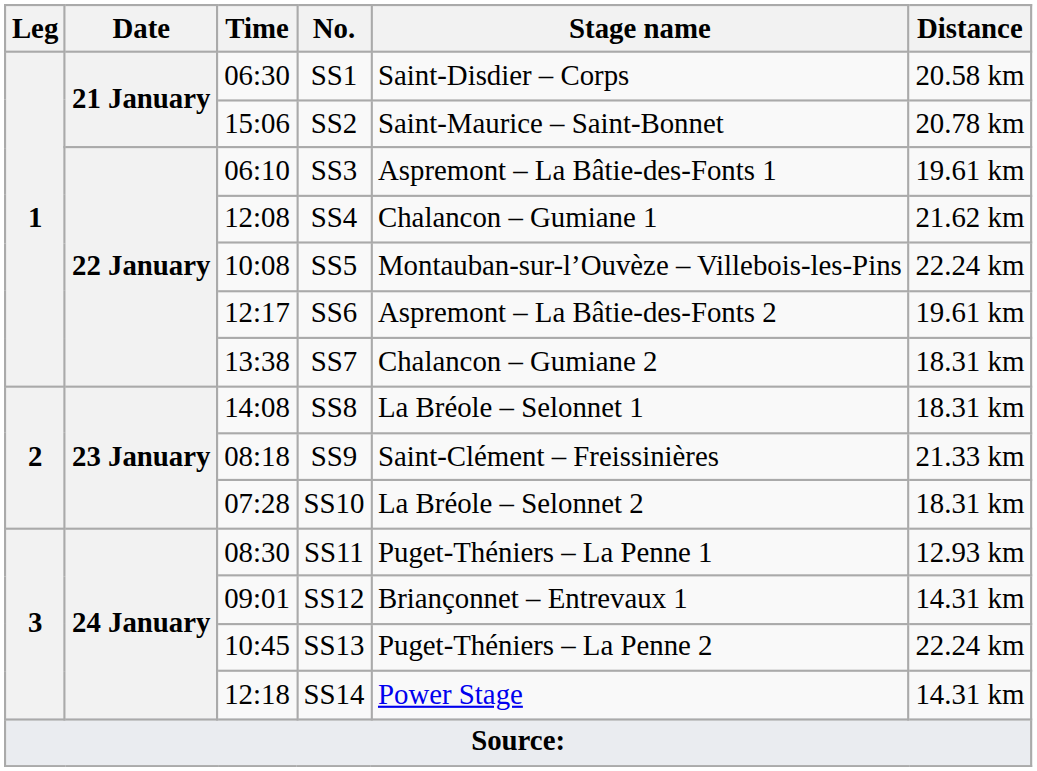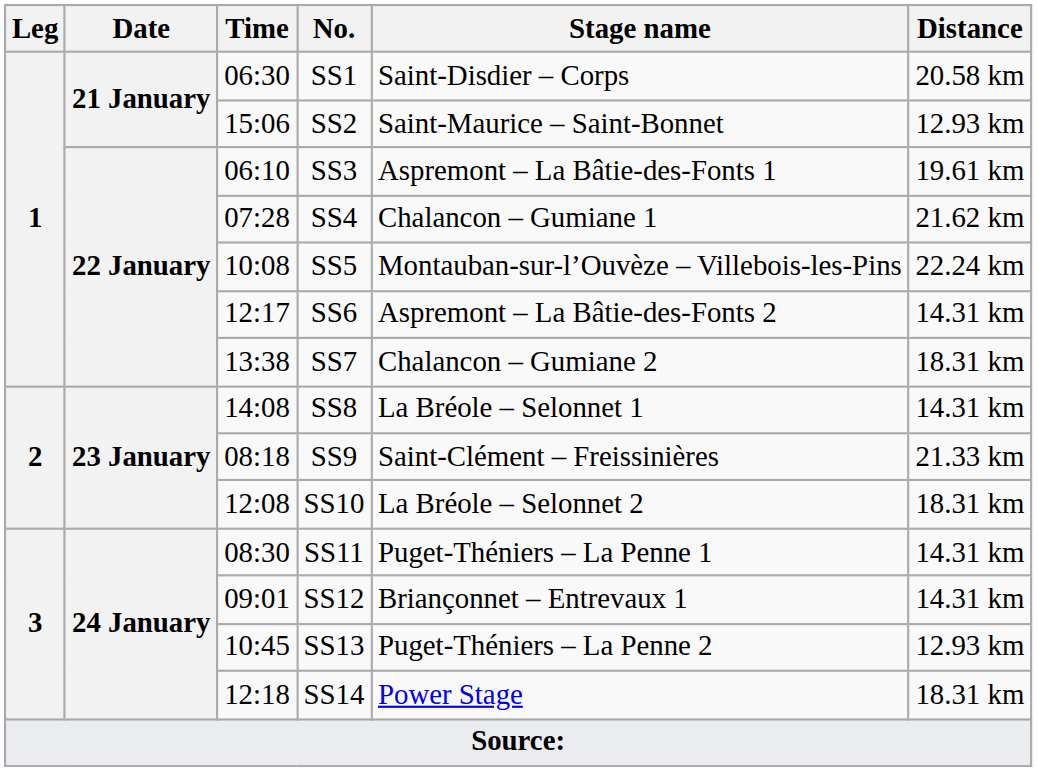(970, 123) 20.78 km -> (970, 123) 12.93 km
(257, 218) 12:08 -> (257, 218) 07:28
(970, 313) 19.61 km -> (970, 313) 14.31 km
(970, 408) 18.31 km -> (970, 408) 14.31 km
(257, 503) 07:28 -> (257, 503) 12:08
(970, 551) 12.93 km -> (970, 551) 14.31 km
(970, 646) 22.24 km -> (970, 646) 12.93 km
(970, 693) 14.31 km -> (970, 693) 18.31 km
